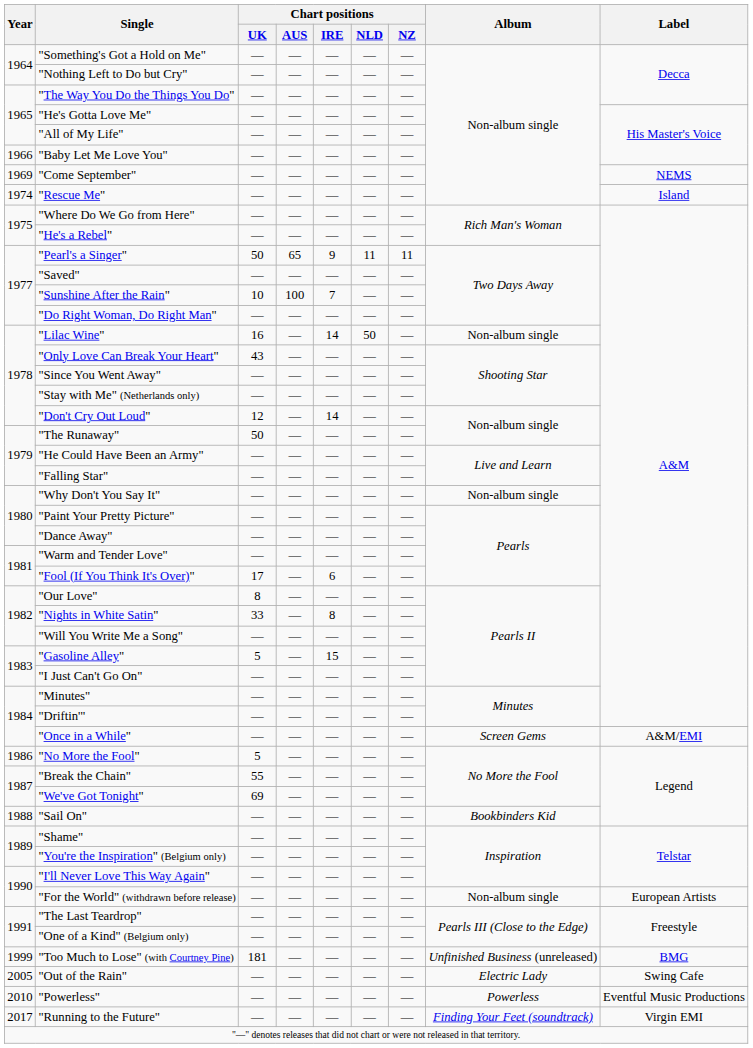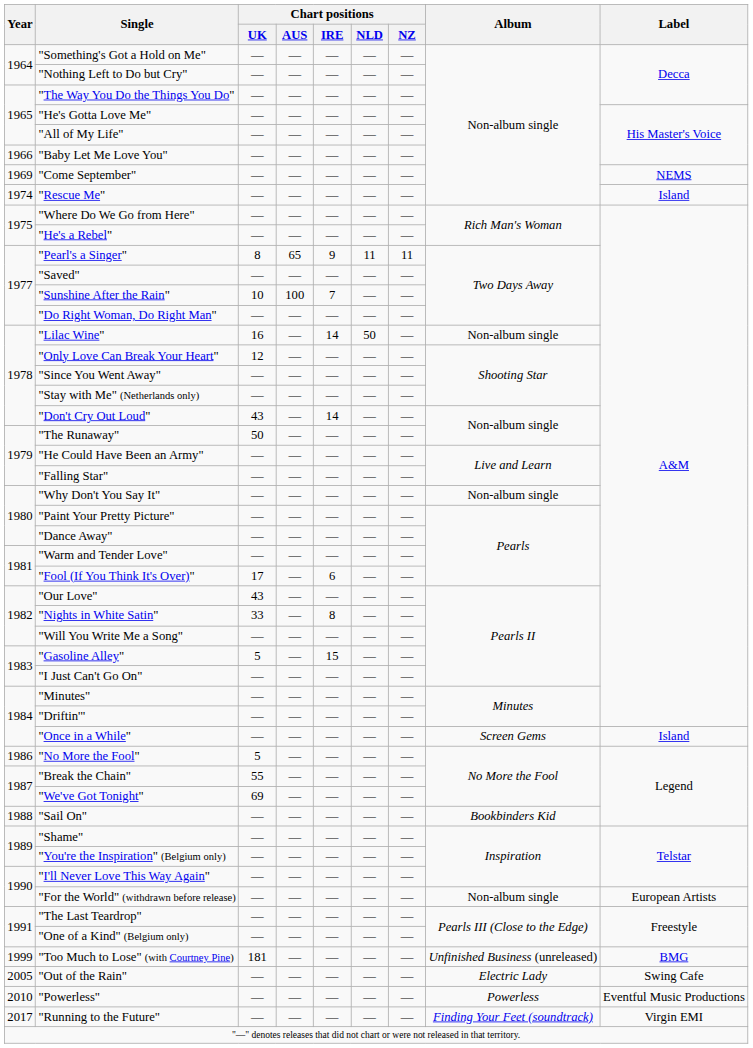(257, 255) 50 -> (257, 255) 8
(257, 355) 43 -> (257, 355) 12
(257, 415) 12 -> (257, 415) 43
(257, 595) 8 -> (257, 595) 43
(674, 736) A&M/EMI -> (674, 736) Island
